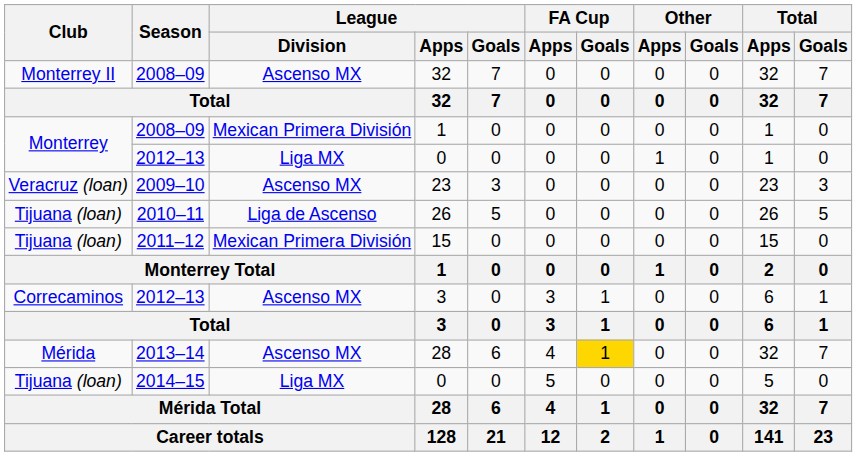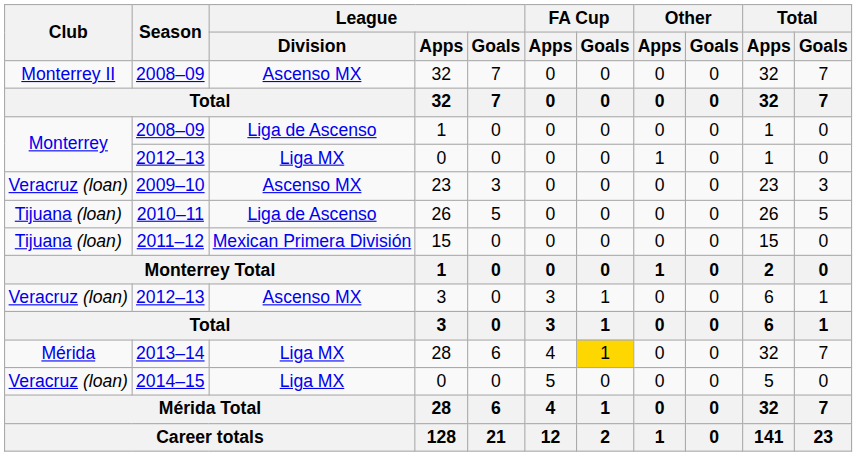(312, 130) Mexican Primera División -> (312, 130) Liga de Ascenso
(68, 297) Correcaminos -> (68, 297) Veracruz (loan)
(312, 353) Ascenso MX -> (312, 353) Liga MX
(68, 381) Tijuana (loan) -> (68, 381) Veracruz (loan)
